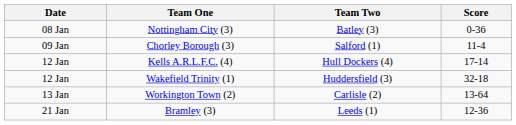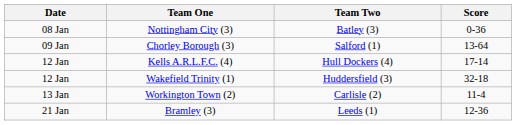(476, 45) 11-4 -> (476, 45) 13-64
(476, 95) 13-64 -> (476, 95) 11-4
